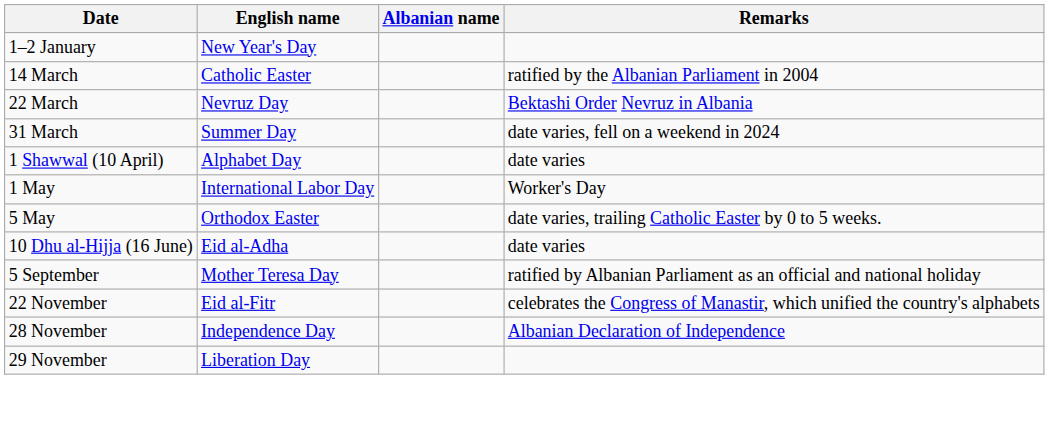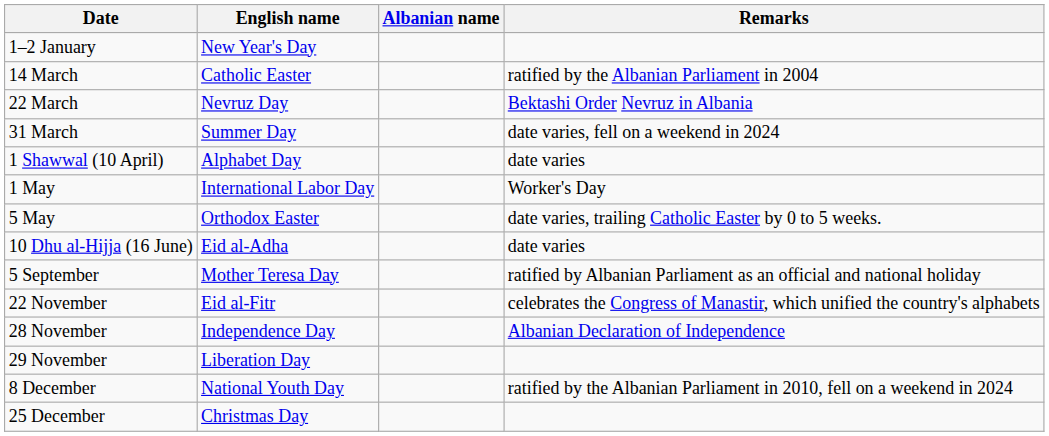+ row: (52, 388)
+ row: (57, 416)
